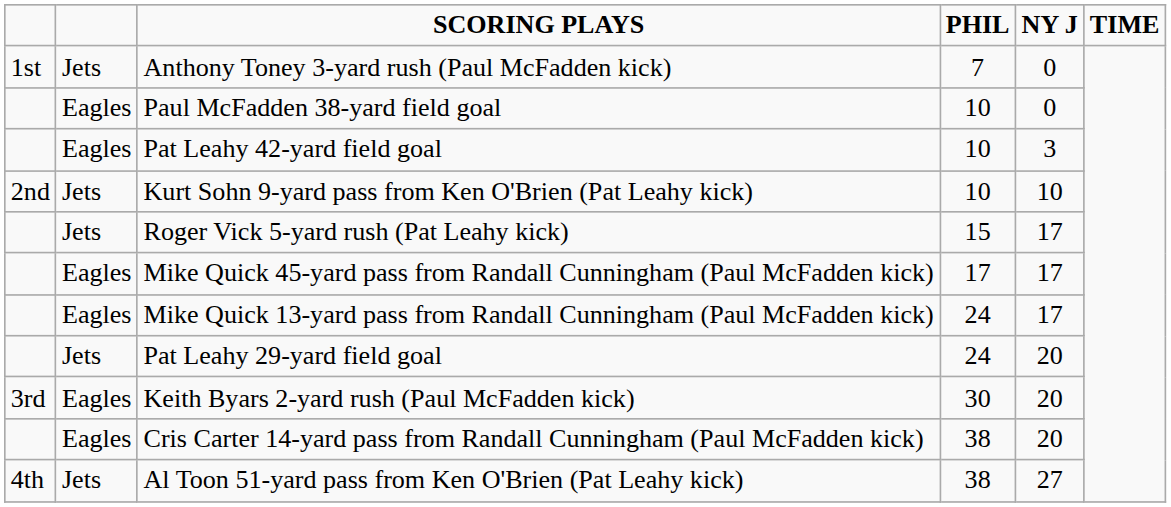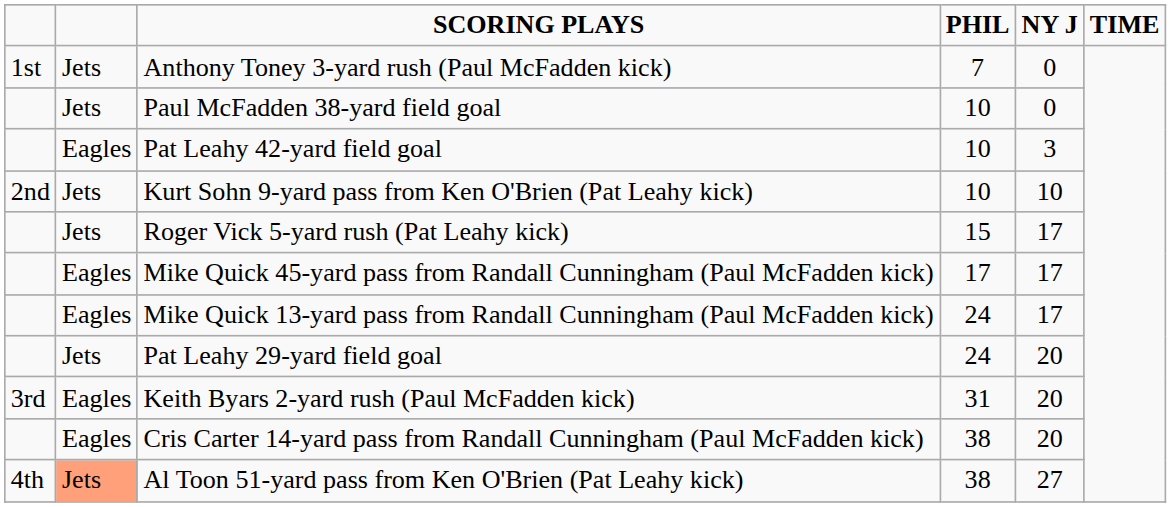(97, 107) Eagles -> (82, 107) Jets
(978, 397) 30 -> (978, 397) 31
(82, 480) no background -> (82, 480) lightsalmon background
